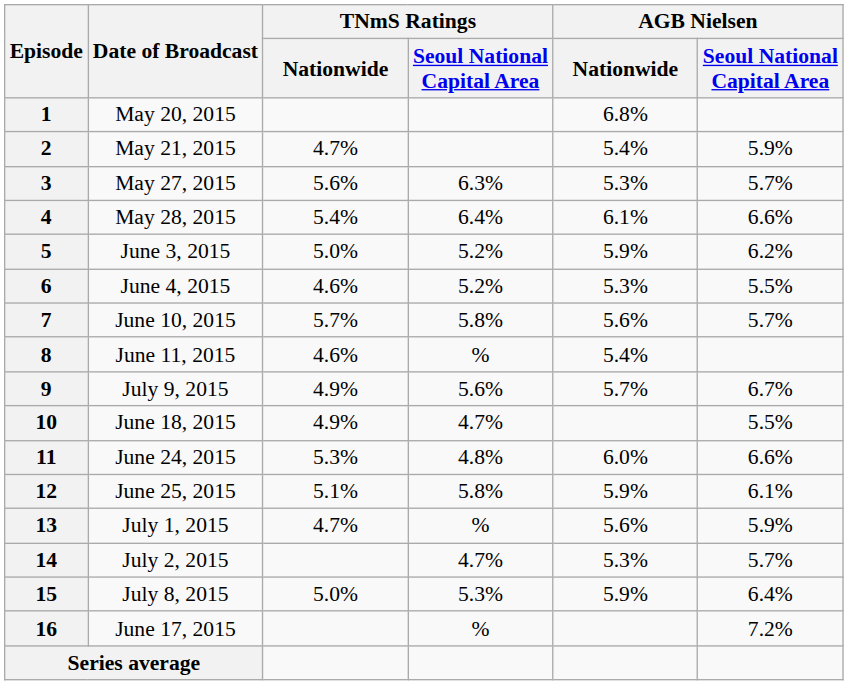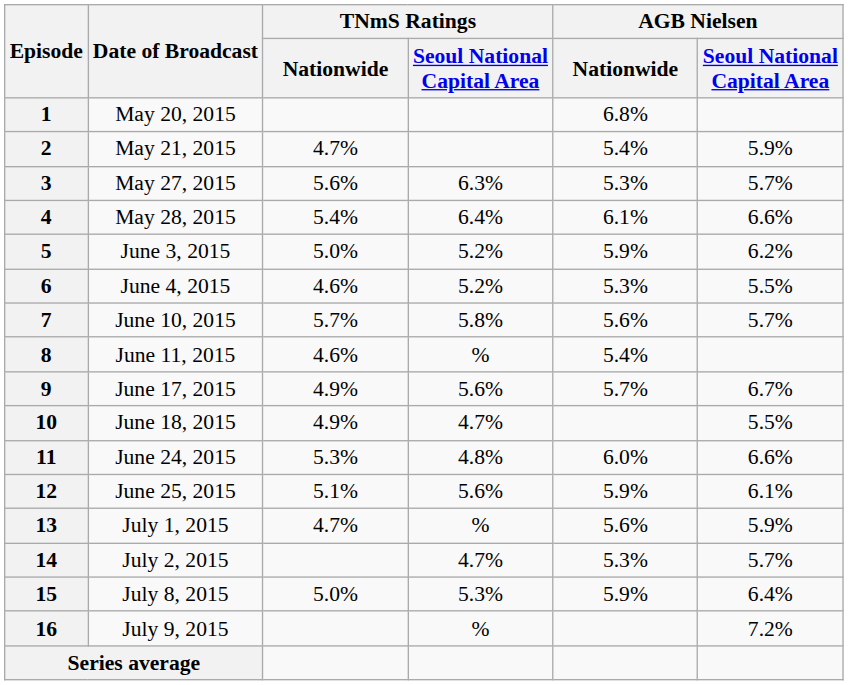(175, 388) July 9, 2015 -> (175, 388) June 17, 2015
(480, 491) 5.8% -> (480, 491) 5.6%
(175, 628) June 17, 2015 -> (175, 628) July 9, 2015
